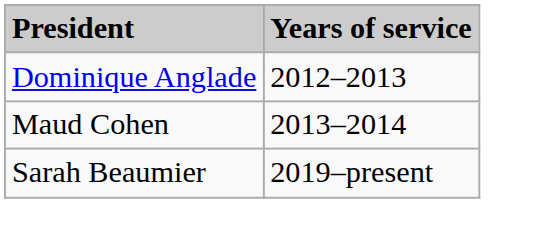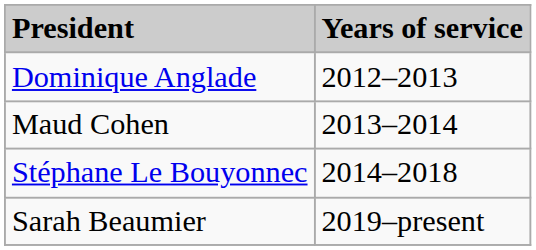+ row: (160, 172)
